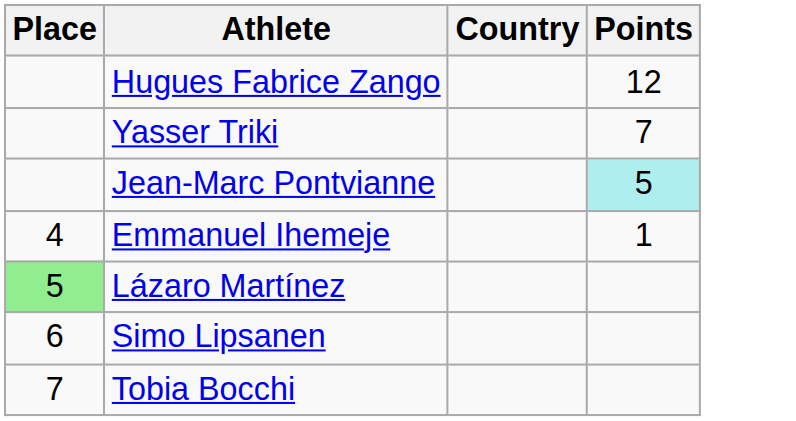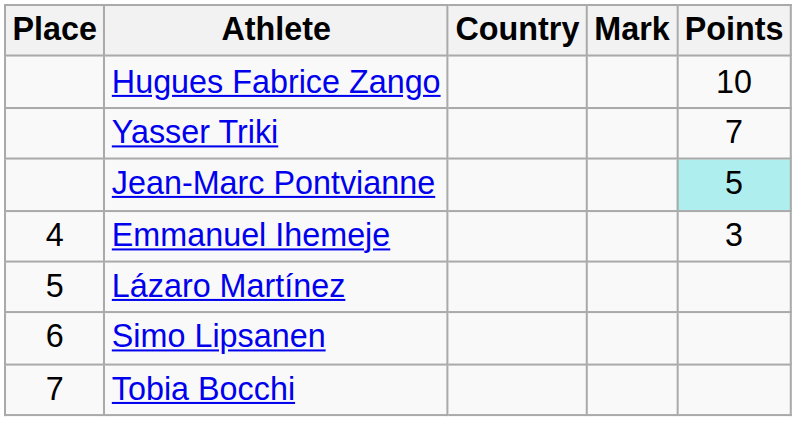+ column: (632, 30)
(644, 81) 12 -> (734, 81) 10
(644, 235) 1 -> (734, 235) 3
(55, 286) lightgreen background -> (55, 286) no background
